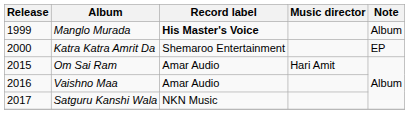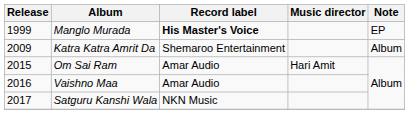(386, 30) Album -> (378, 30) EP
(19, 48) 2000 -> (19, 48) 2009
(378, 48) EP -> (386, 48) Album
